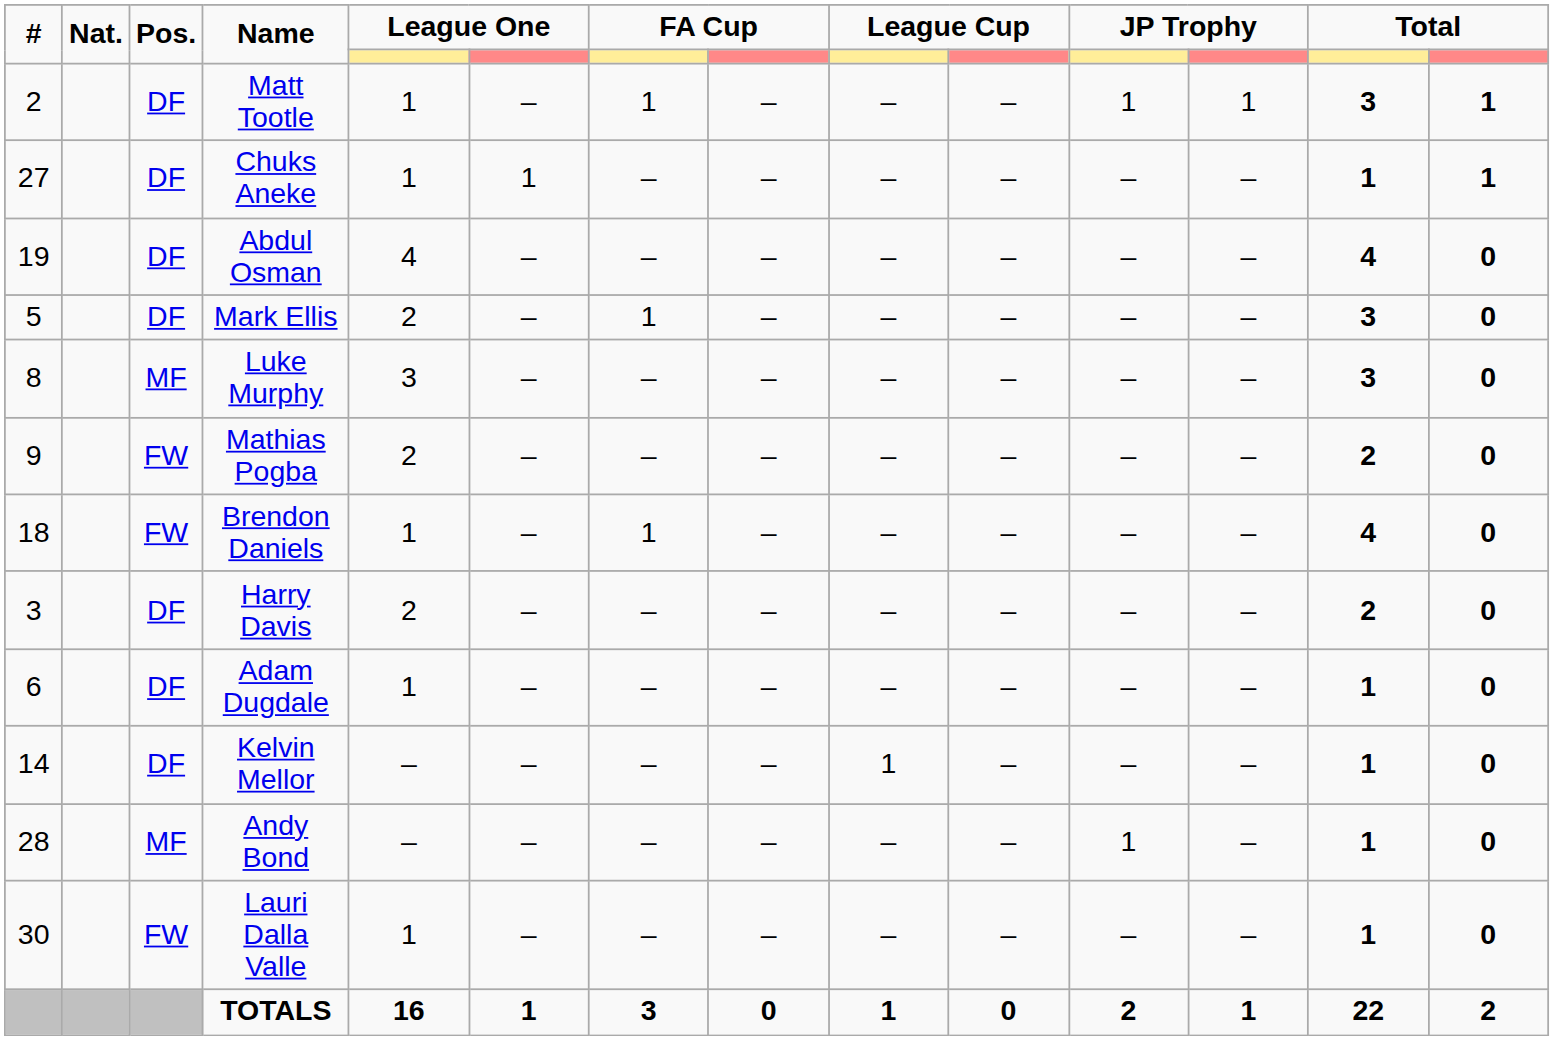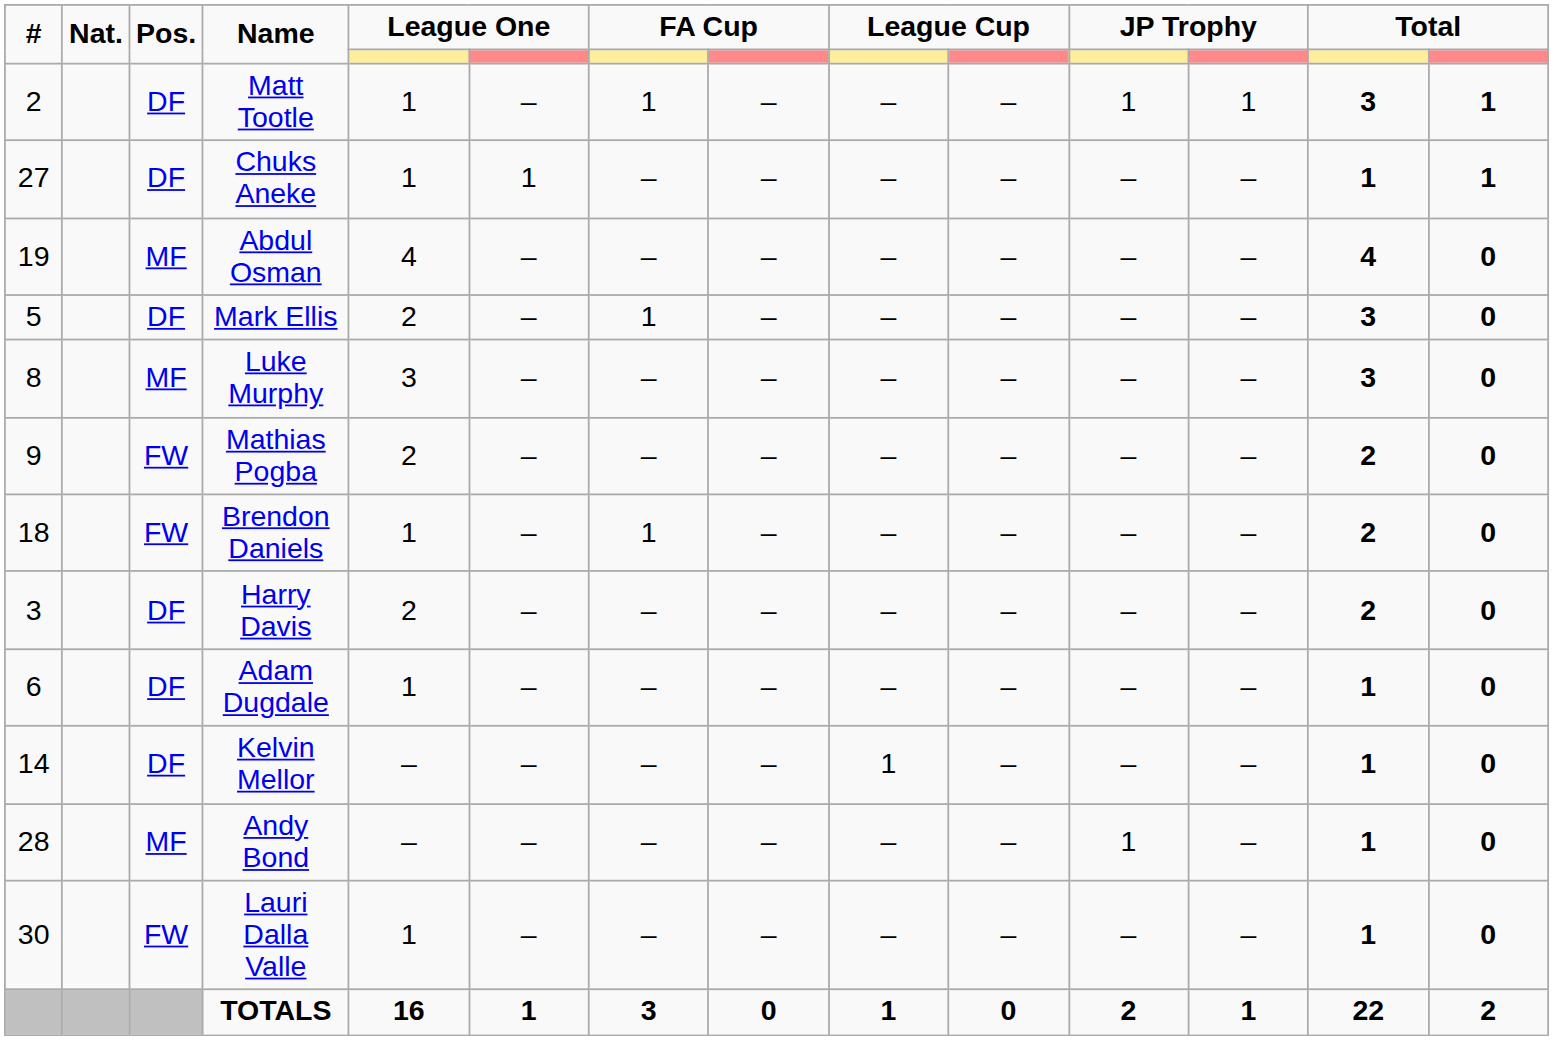(166, 255) DF -> (166, 255) MF
(1368, 532) 4 -> (1368, 532) 2
